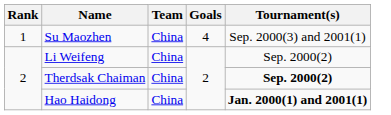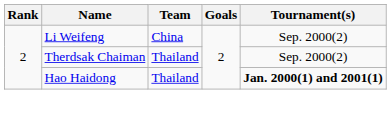- row: (78, 36)
(167, 78) China -> (175, 57) Thailand
(298, 78) bold -> (313, 57) normal
(167, 99) China -> (175, 78) Thailand
